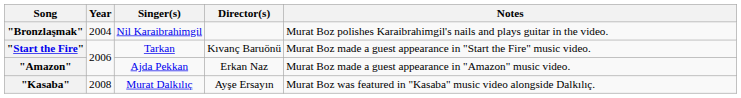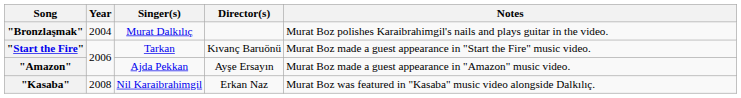(159, 31) Nil Karaibrahimgil -> (159, 31) Murat Dalkılıç
(244, 66) Erkan Naz -> (244, 66) Ayşe Ersayın
(159, 84) Murat Dalkılıç -> (159, 84) Nil Karaibrahimgil
(244, 84) Ayşe Ersayın -> (244, 84) Erkan Naz
